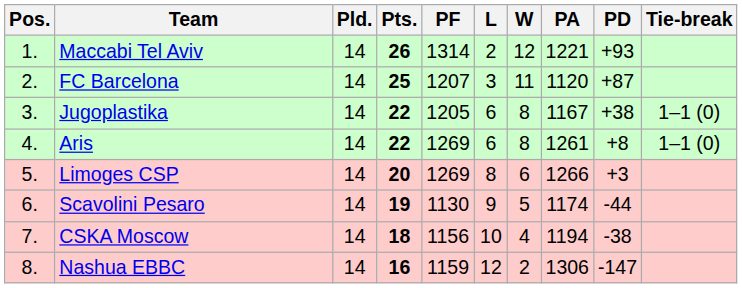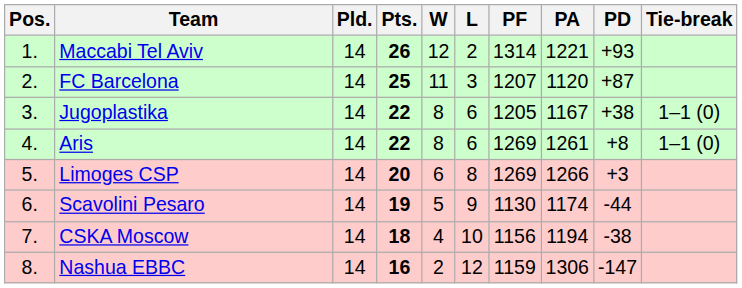columns swapped: (524, 19) <-> (448, 19)
